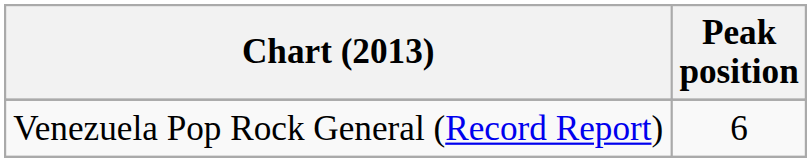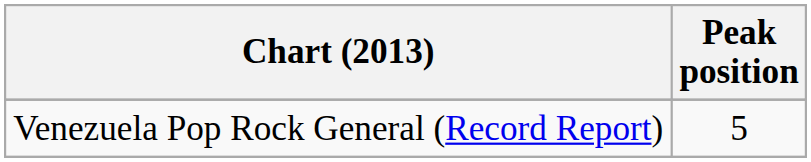(739, 127) 6 -> (739, 127) 5
